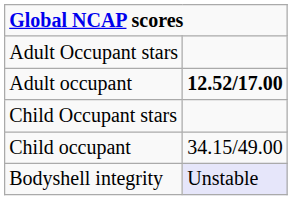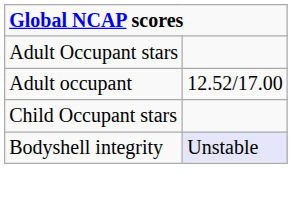(235, 83) bold -> (235, 83) normal
- row: (70, 147)
